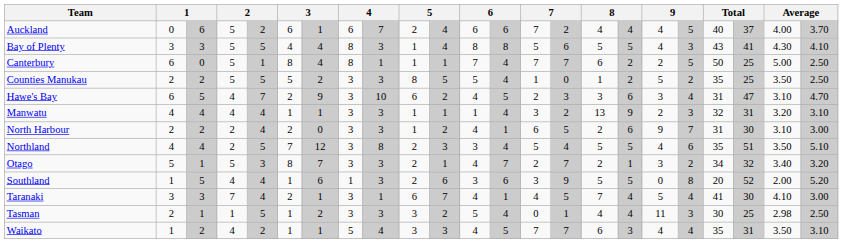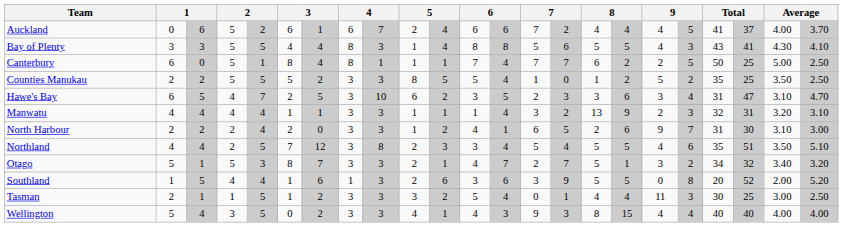(718, 29) 40 -> (718, 29) 41
(320, 96) 9 -> (320, 96) 5
(475, 96) 4 -> (475, 96) 3
(600, 163) 2 -> (597, 163) 5
- row: (25, 197)
(782, 213) 2.98 -> (782, 197) 3.00
- row: (24, 230)
+ row: (30, 213)
